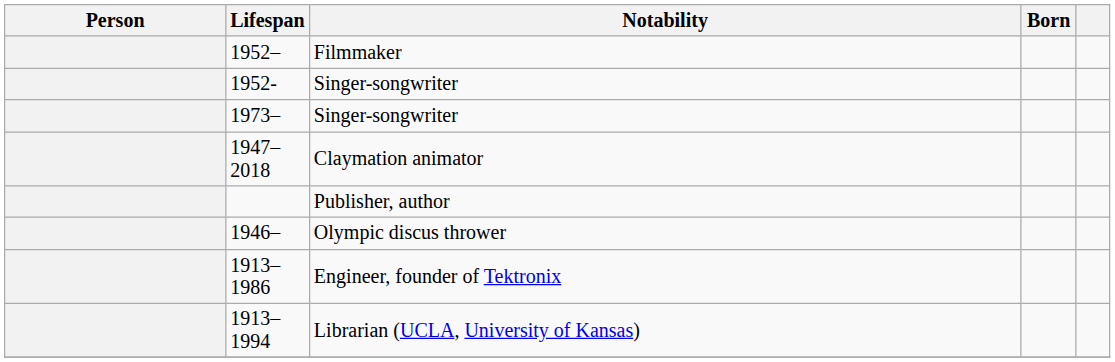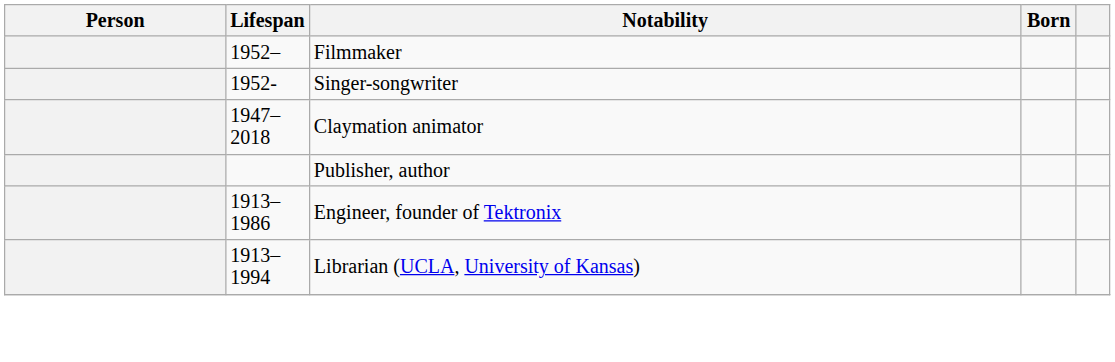- row: (255, 115)
- row: (255, 233)
